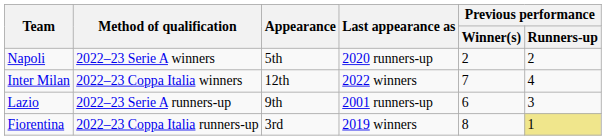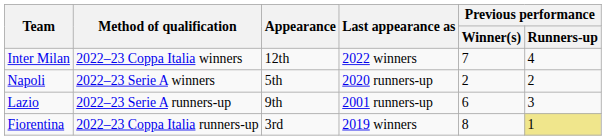rows swapped: (26, 59) <-> (39, 80)
